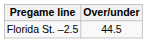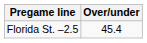(111, 29) 44.5 -> (111, 29) 45.4
